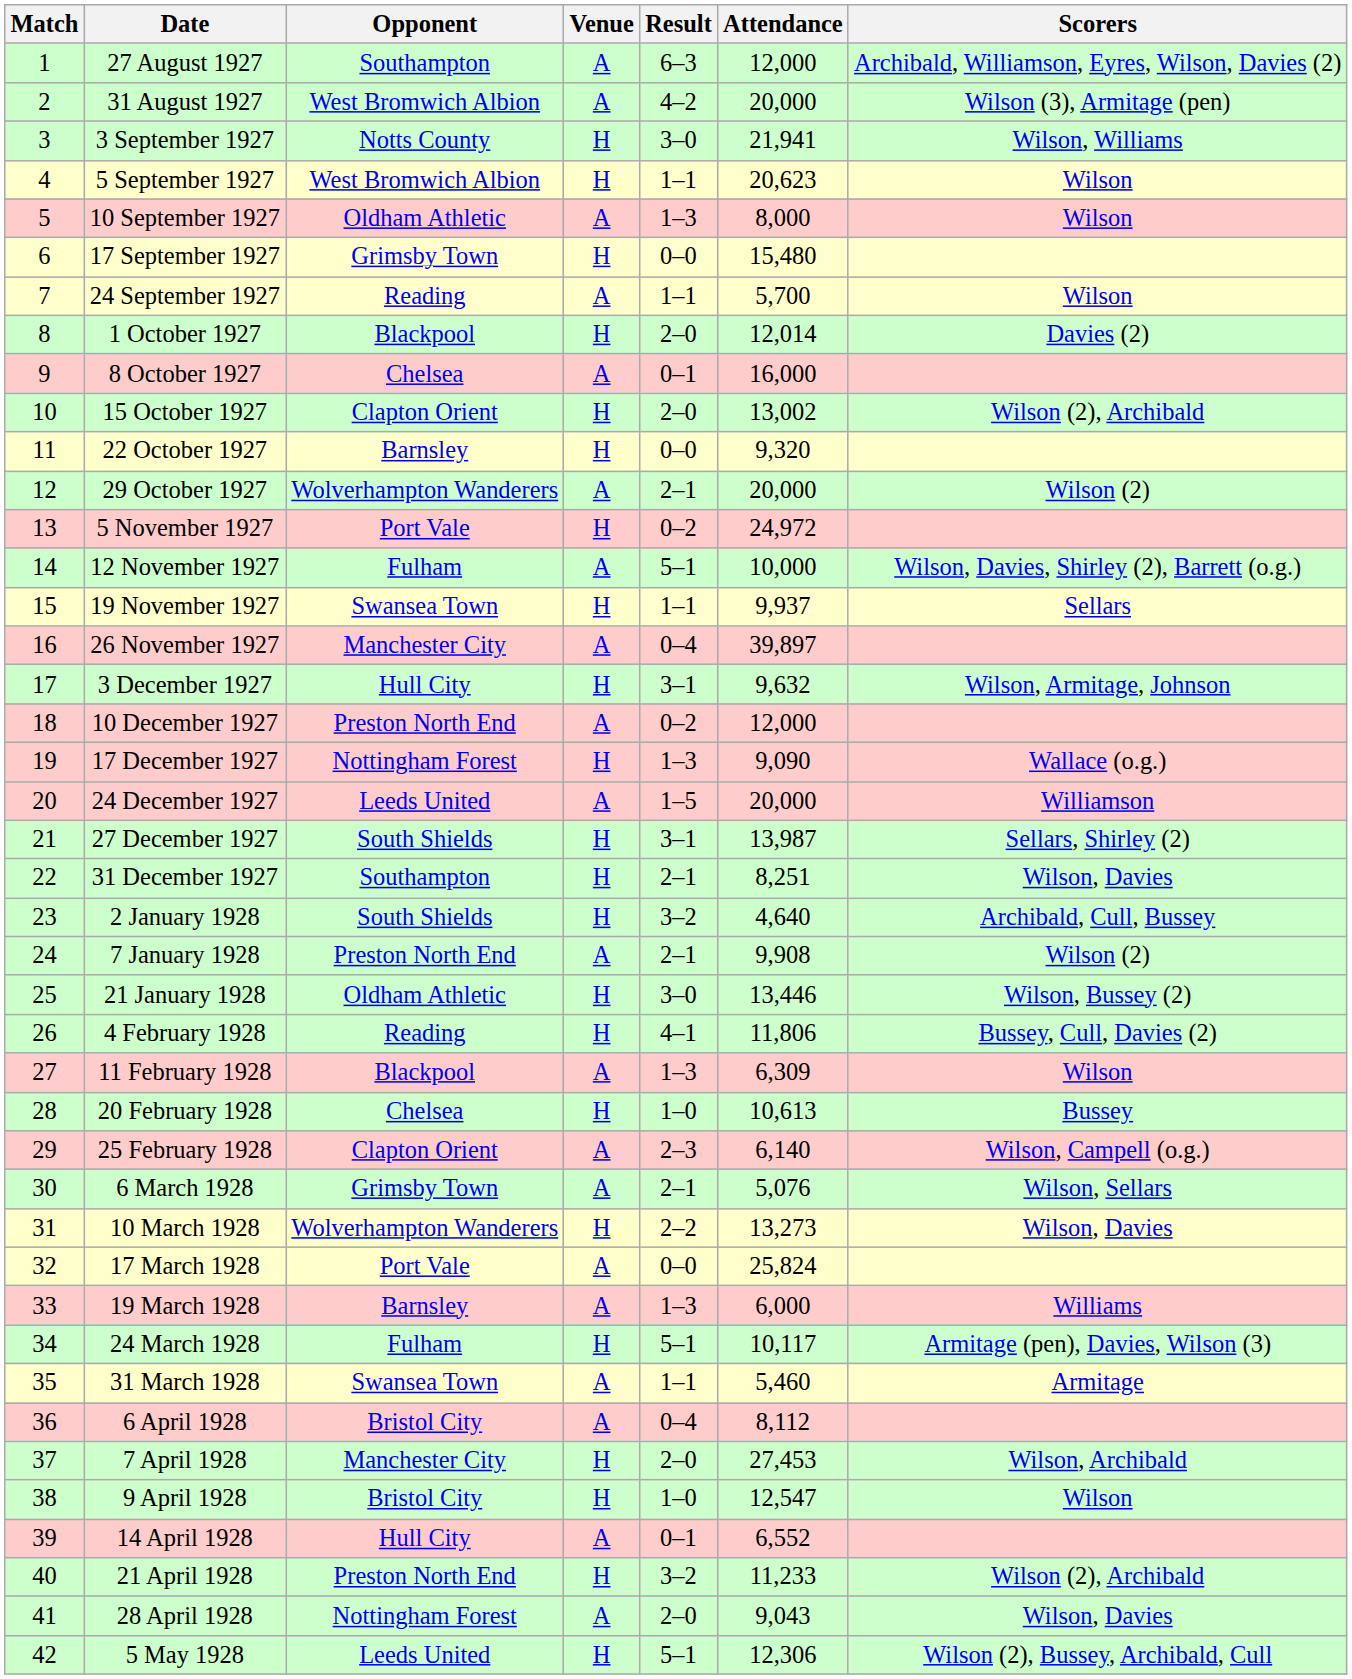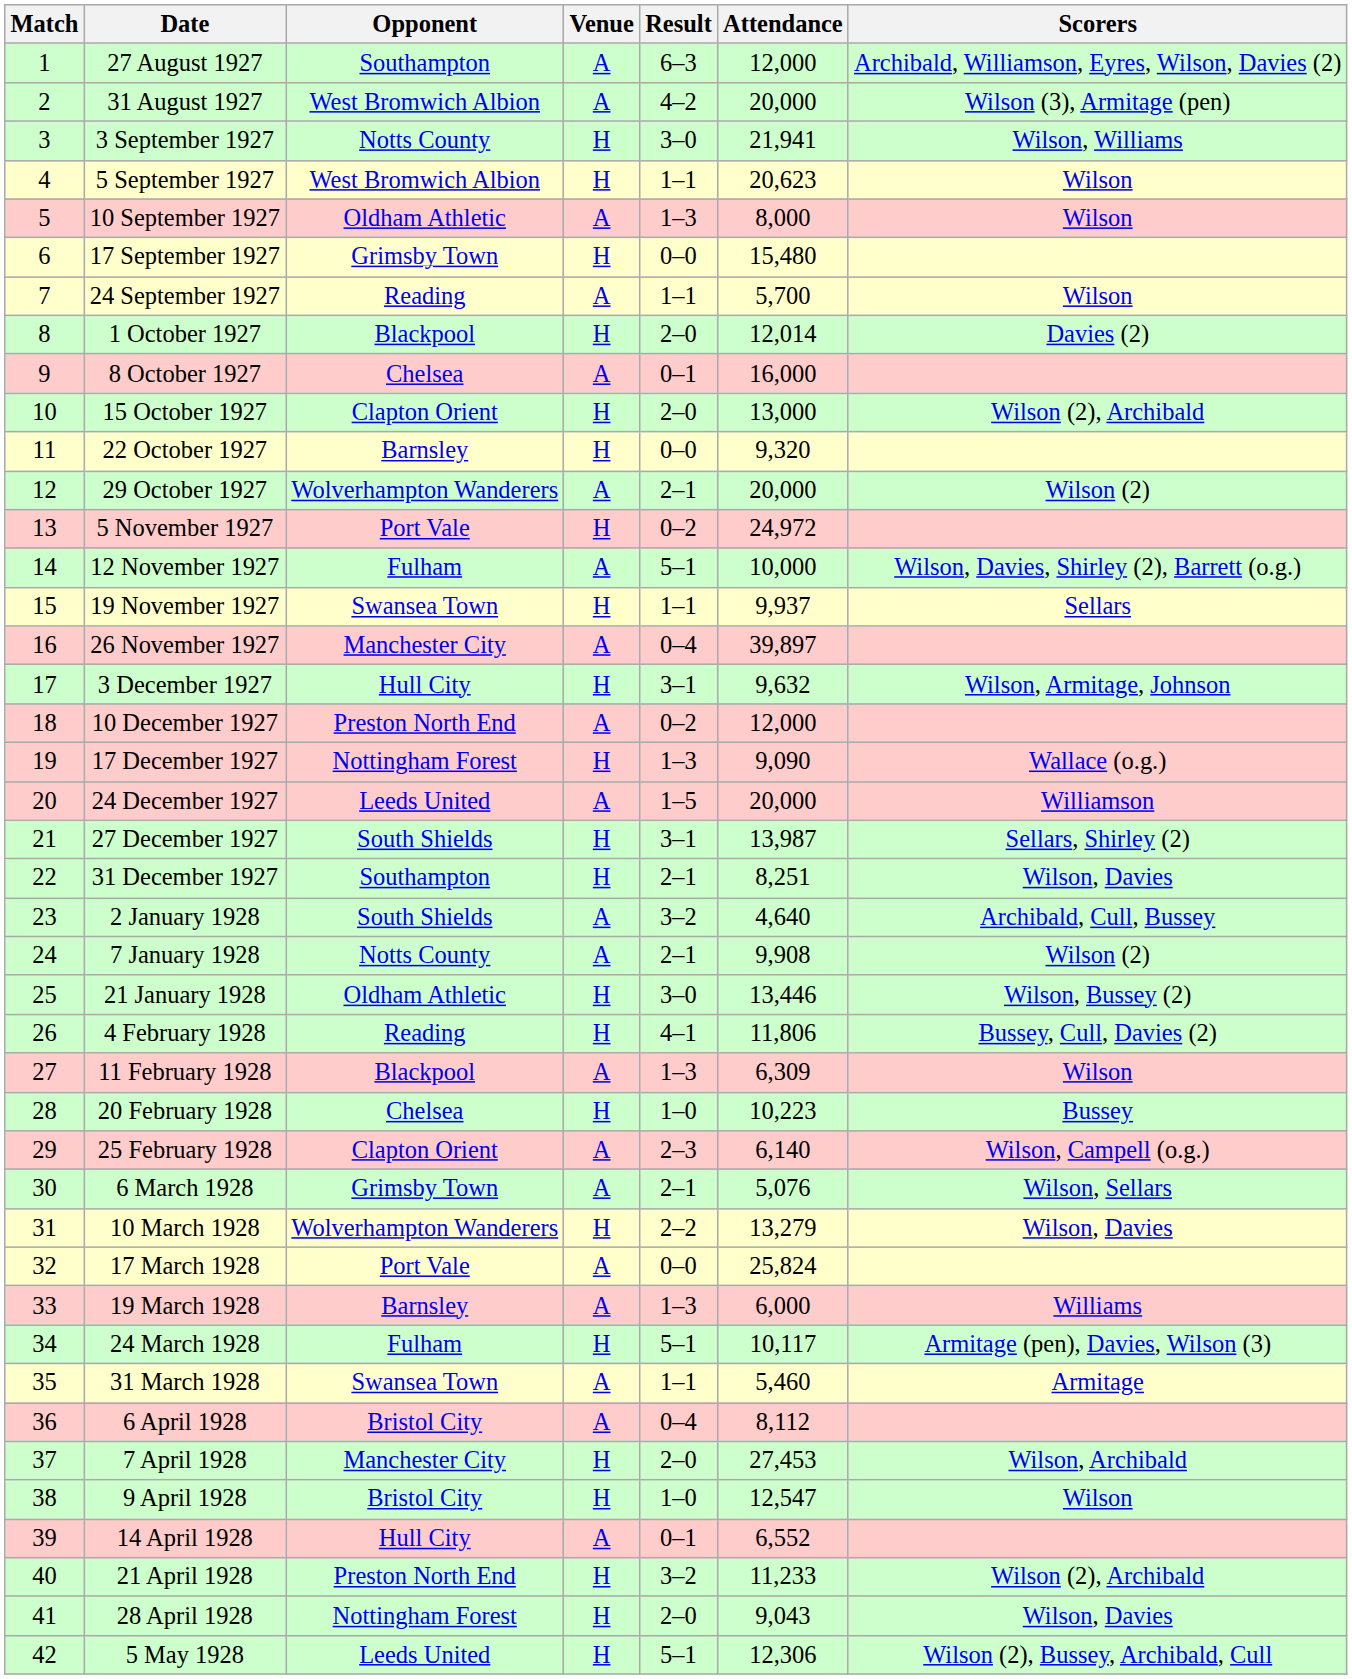(783, 412) 13,002 -> (783, 412) 13,000
(602, 916) H -> (602, 916) A
(425, 955) Preston North End -> (425, 955) Notts County
(783, 1110) 10,613 -> (783, 1110) 10,223
(783, 1227) 13,273 -> (783, 1227) 13,279
(602, 1615) A -> (602, 1615) H
